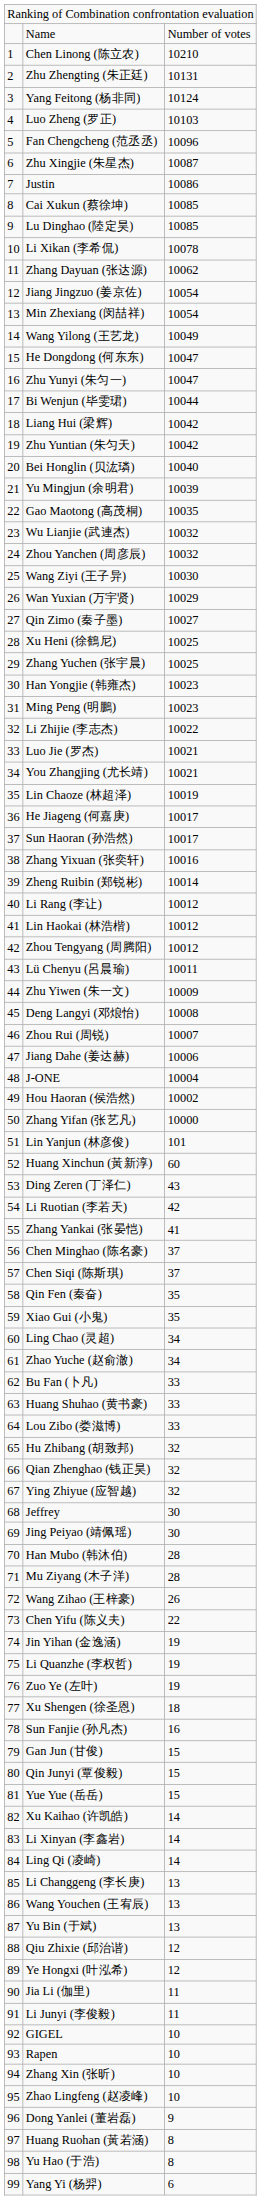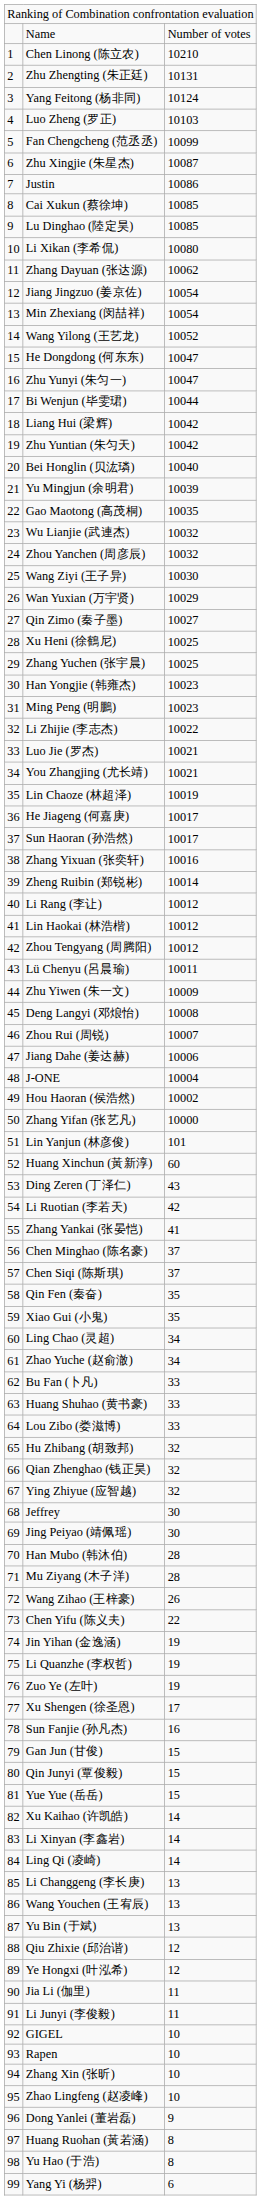(183, 141) 10096 -> (183, 141) 10099
(183, 248) 10078 -> (183, 248) 10080
(183, 336) 10049 -> (183, 336) 10052
(174, 1708) 18 -> (174, 1708) 17
